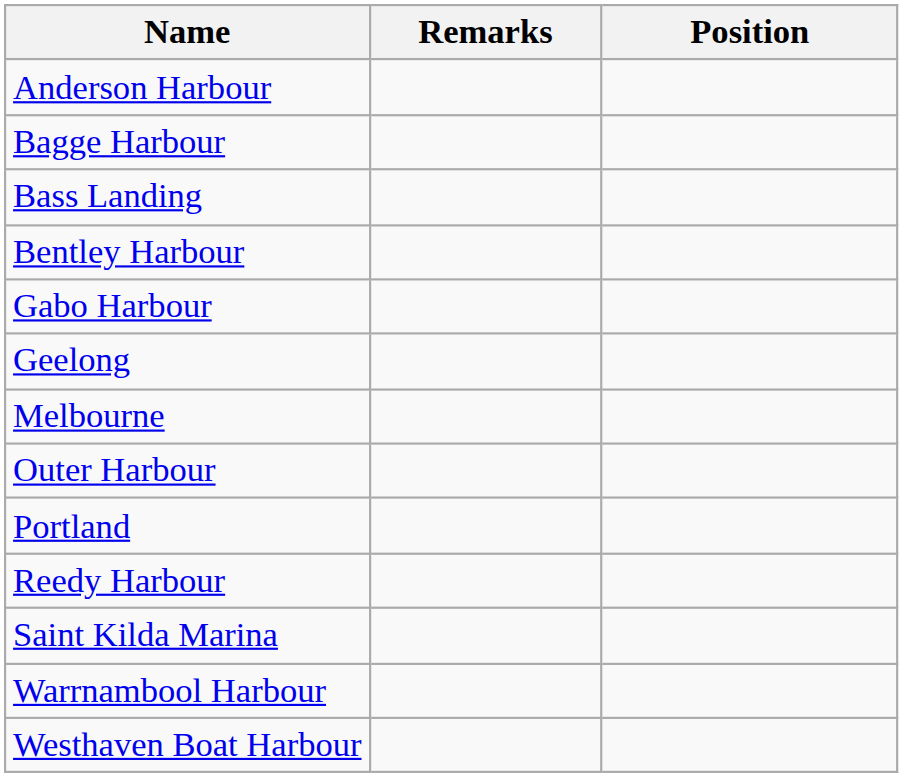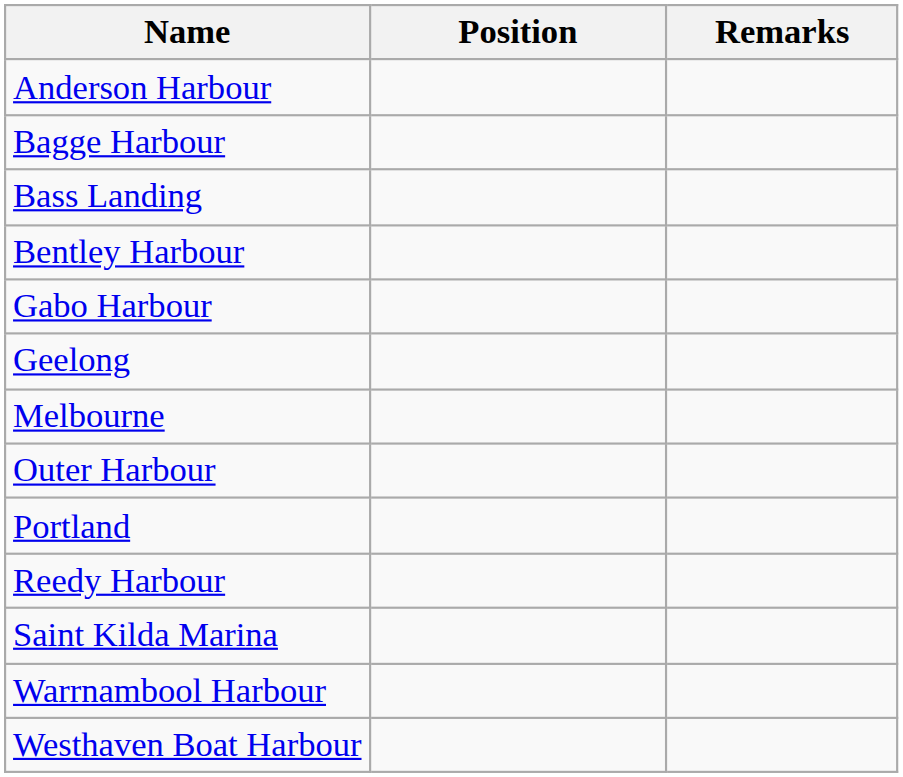columns swapped: (750, 31) <-> (485, 31)
